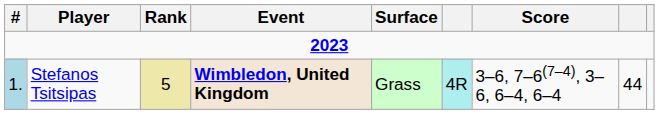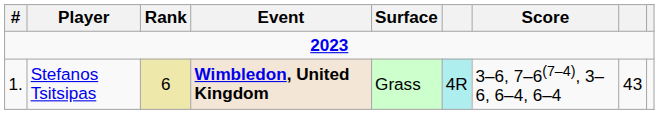(16, 84) lightblue background -> (16, 84) no background
(166, 84) 5 -> (166, 84) 6
(633, 84) 44 -> (633, 84) 43
